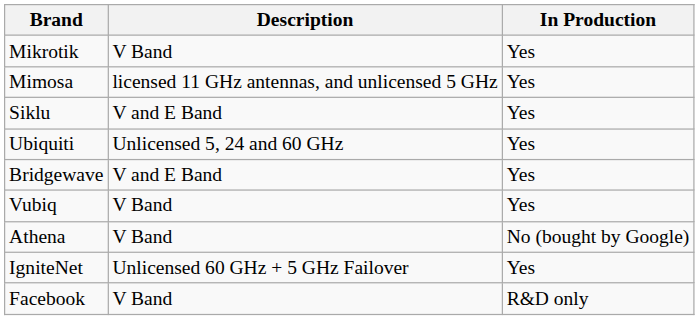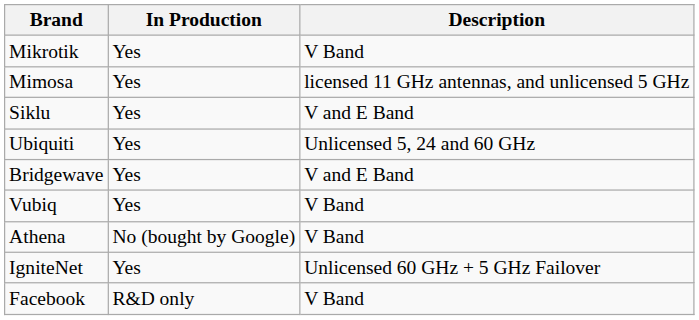columns swapped: (305, 19) <-> (598, 19)
